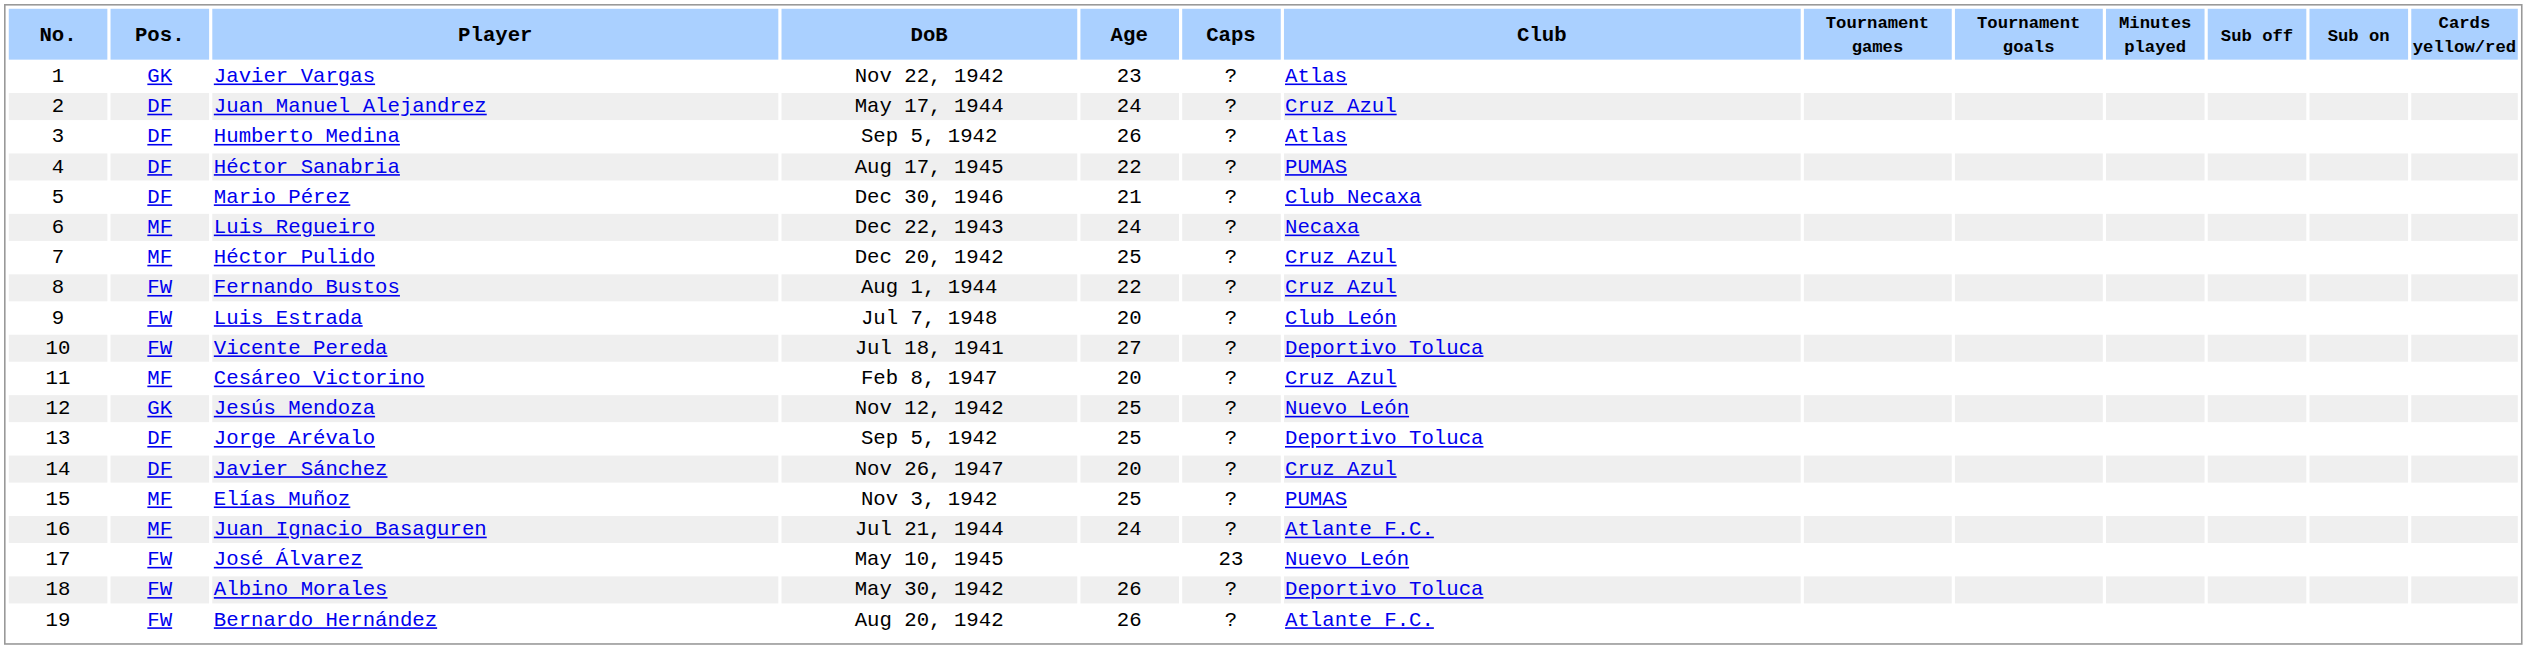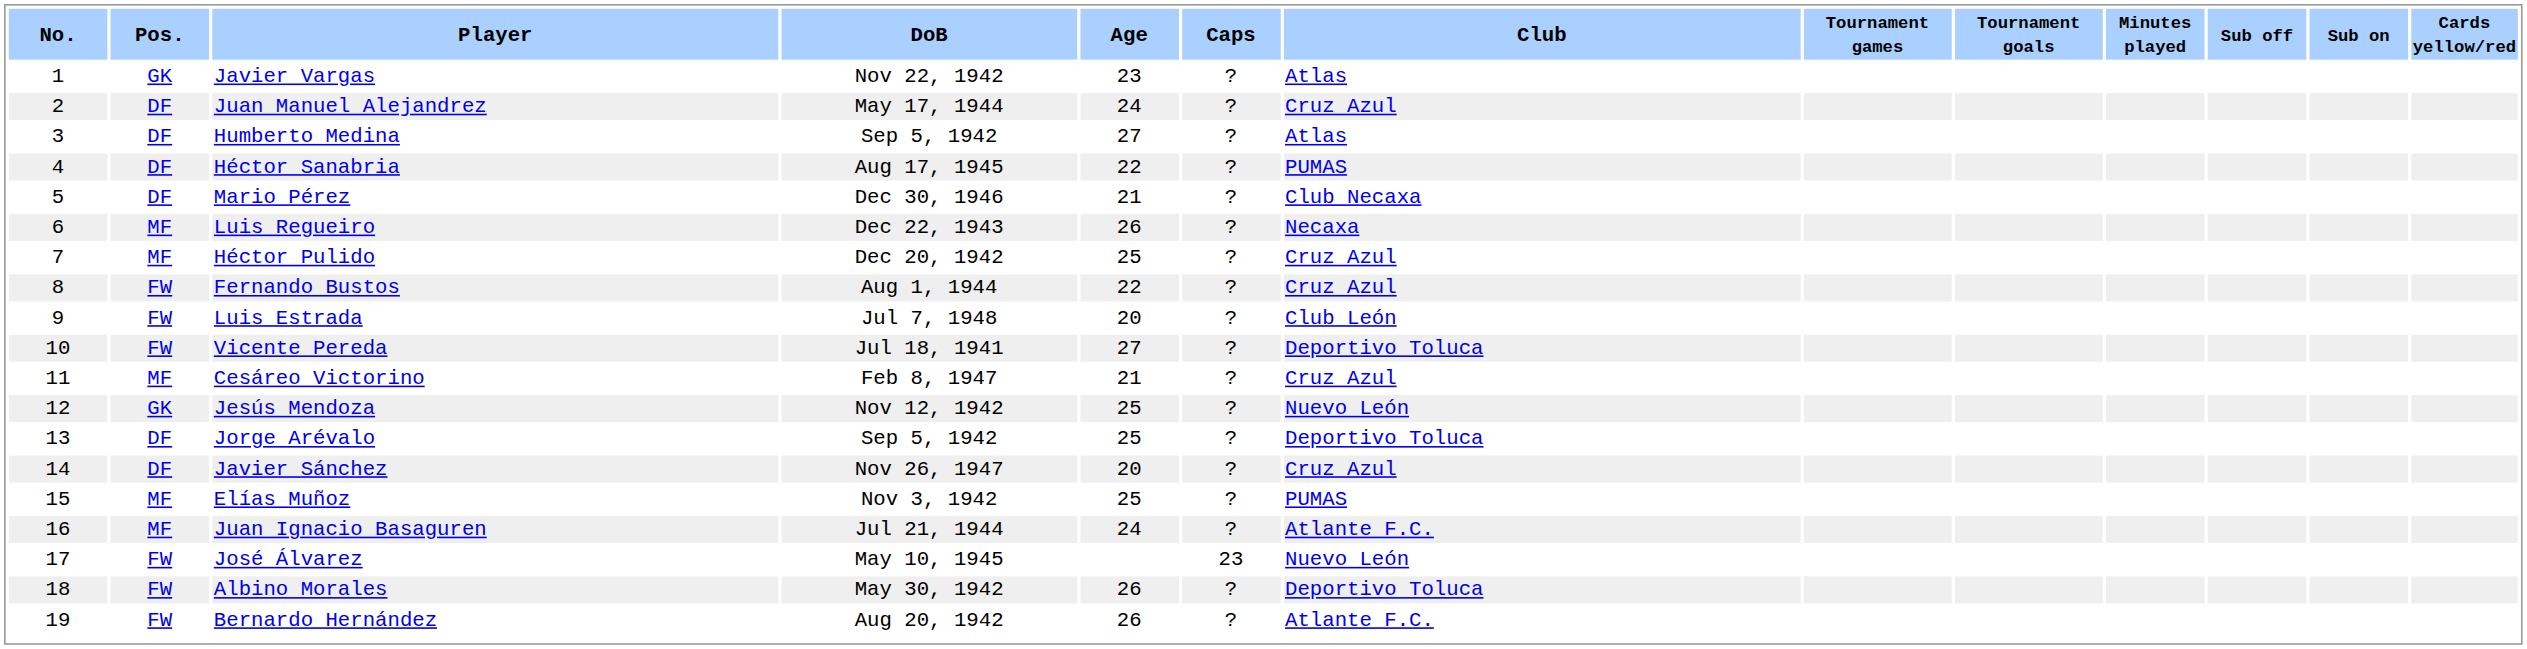(1129, 137) 26 -> (1129, 137) 27
(1129, 227) 24 -> (1129, 227) 26
(1129, 378) 20 -> (1129, 378) 21
